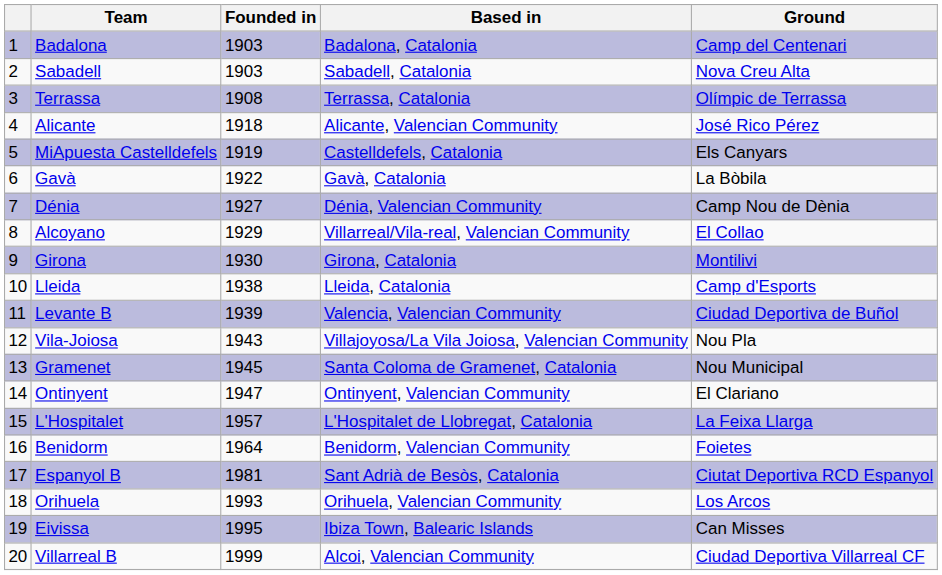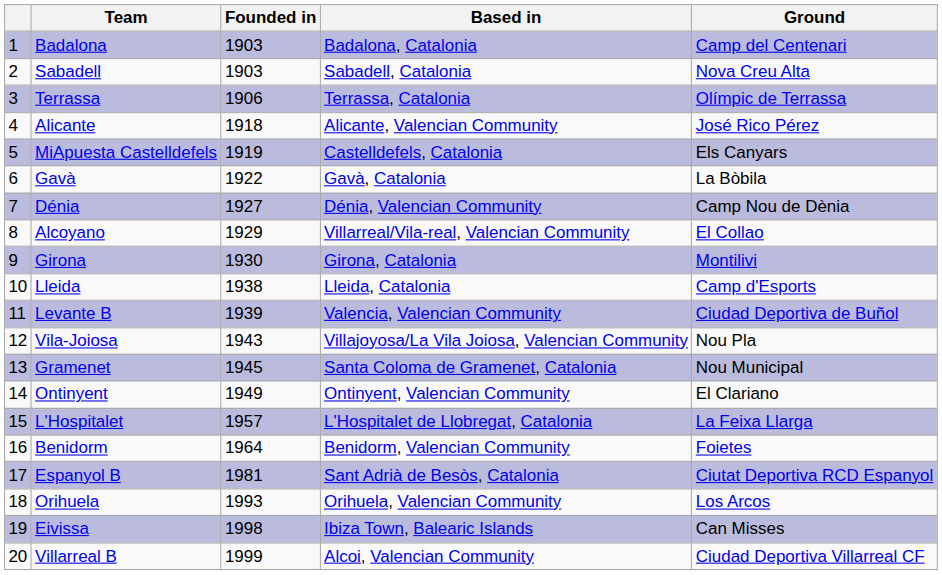(244, 98) 1908 -> (244, 98) 1906
(244, 394) 1947 -> (244, 394) 1949
(244, 529) 1995 -> (244, 529) 1998
